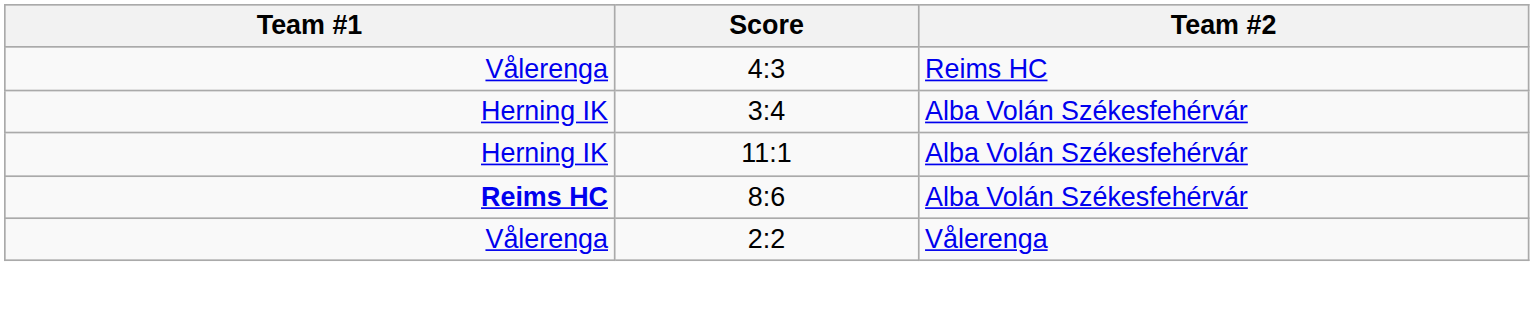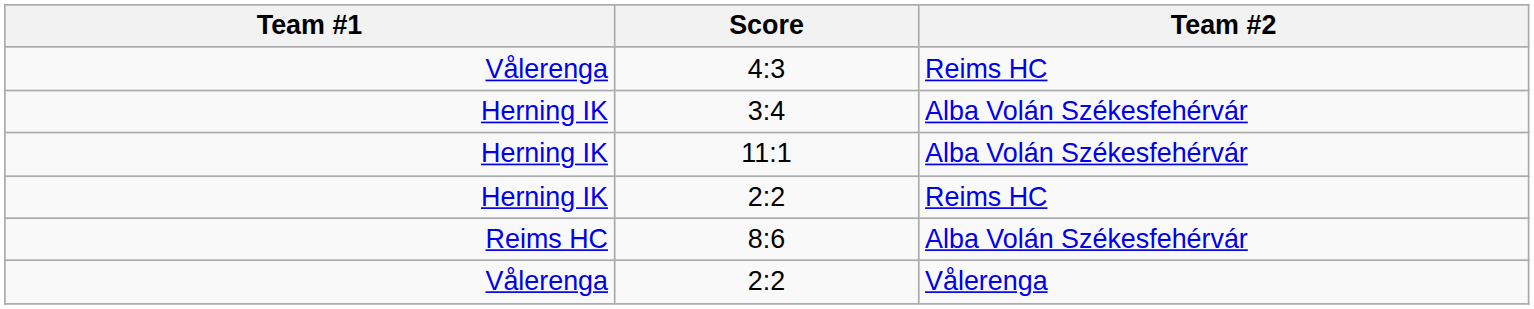+ row: (767, 196)
(545, 196) bold -> (547, 238) normal
